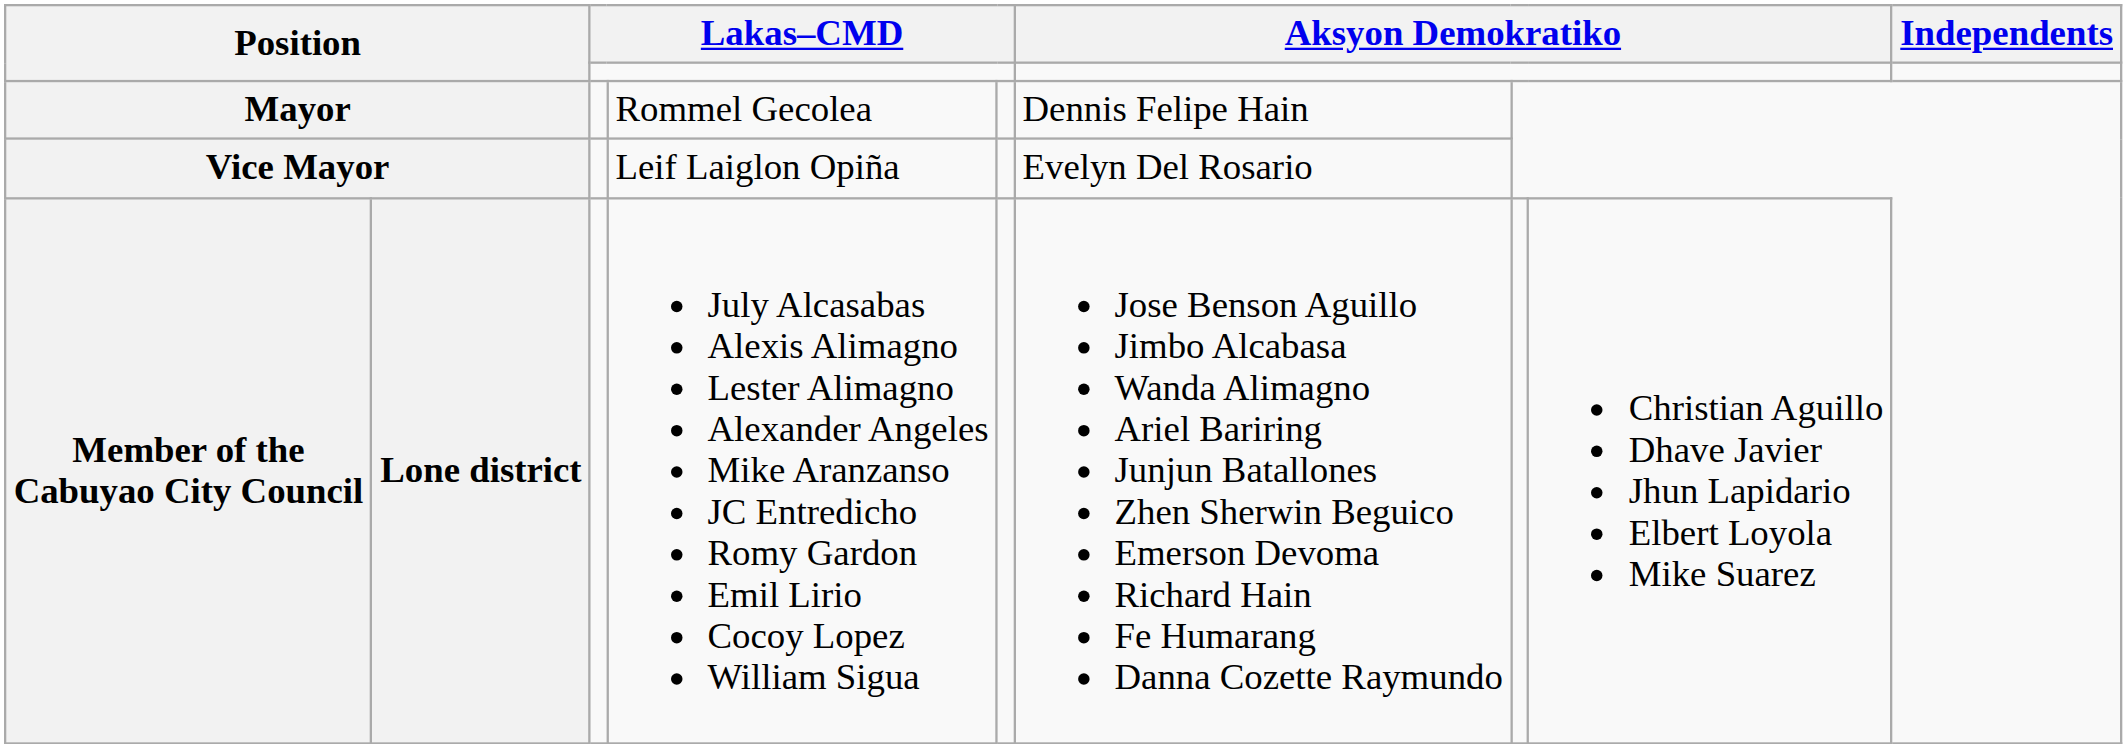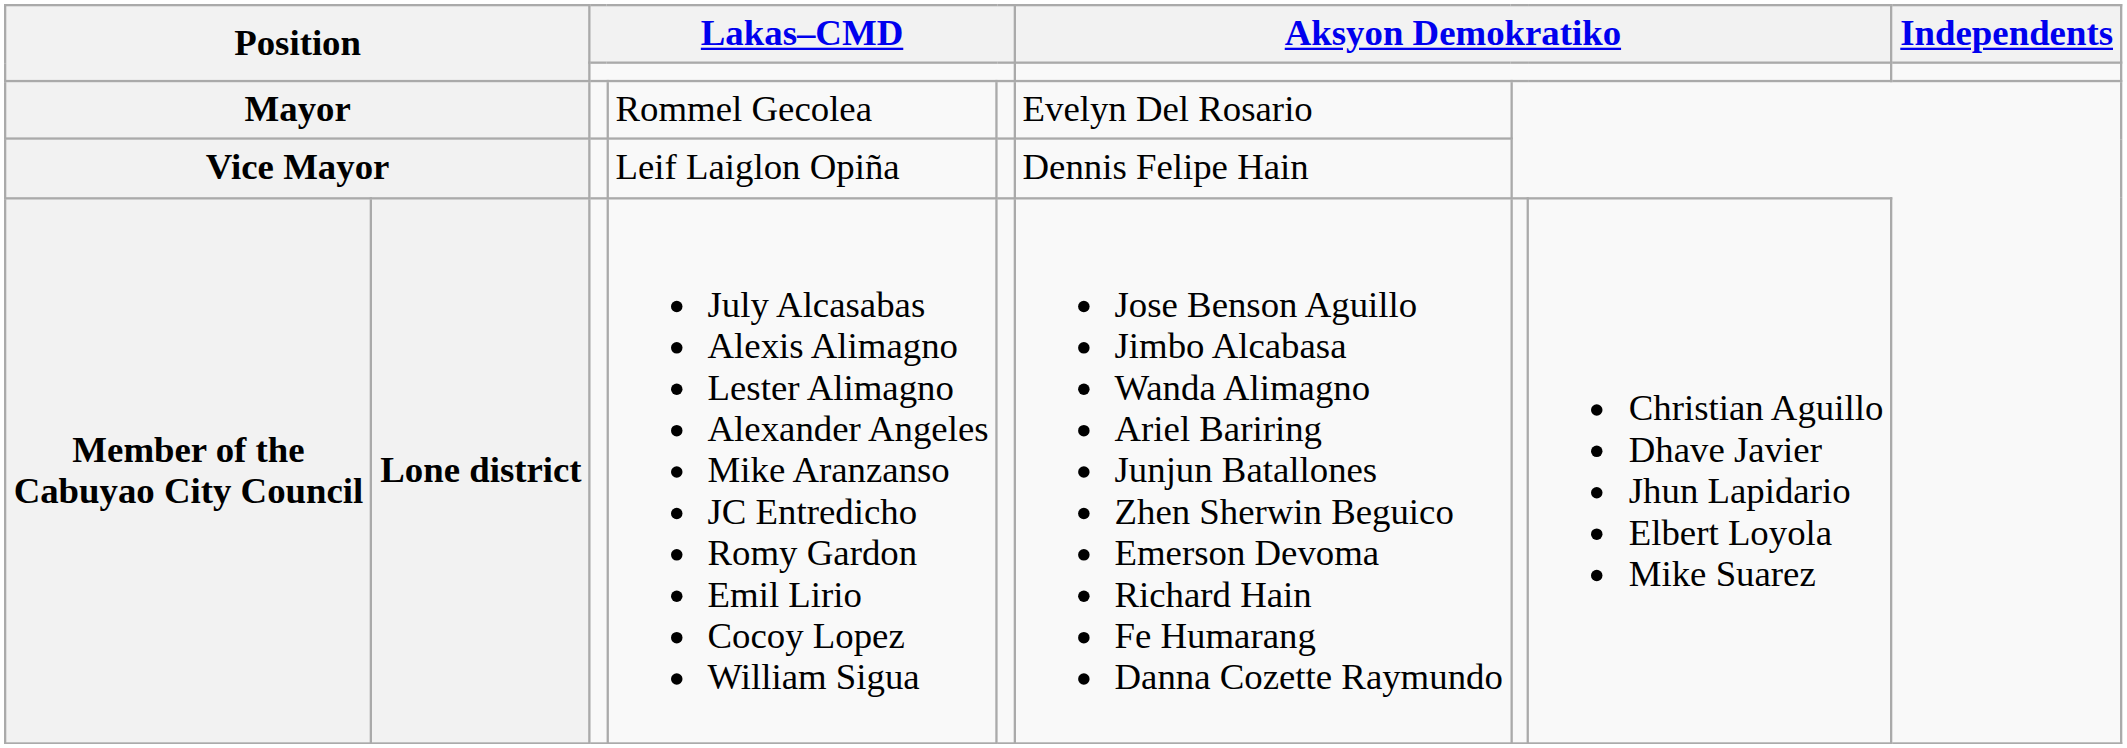(1166, 109) Dennis Felipe Hain -> (1168, 109) Evelyn Del Rosario
(1168, 167) Evelyn Del Rosario -> (1166, 167) Dennis Felipe Hain
